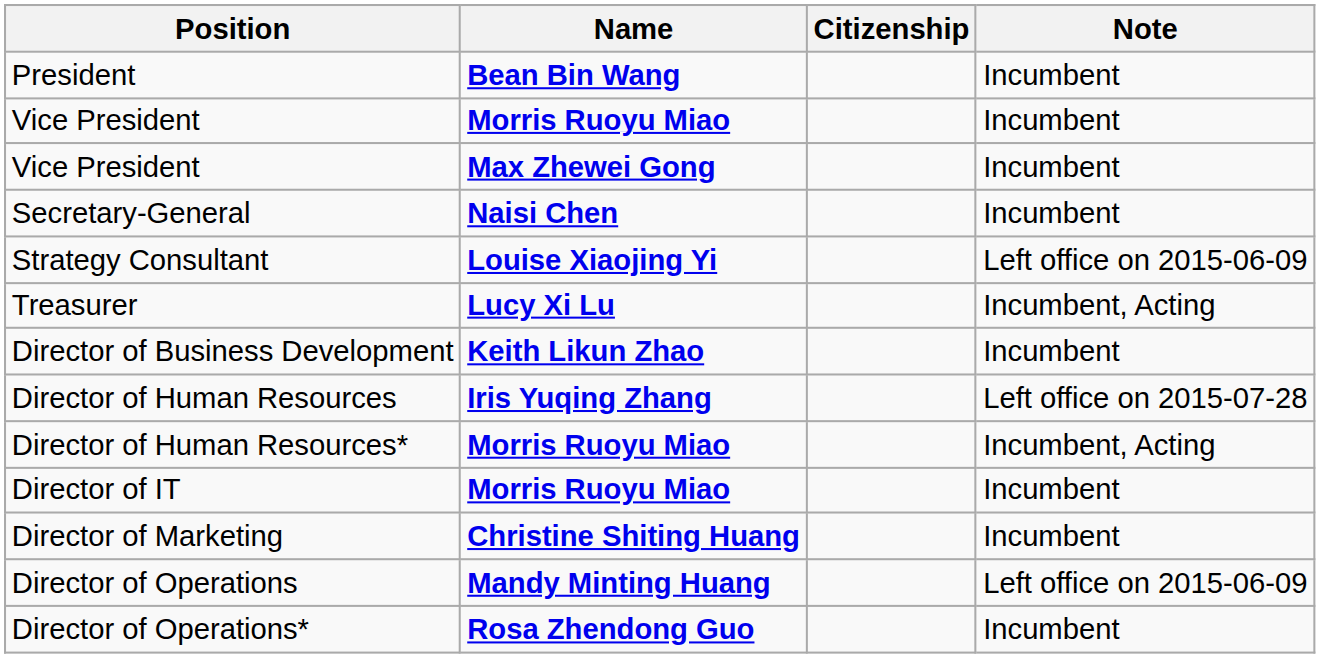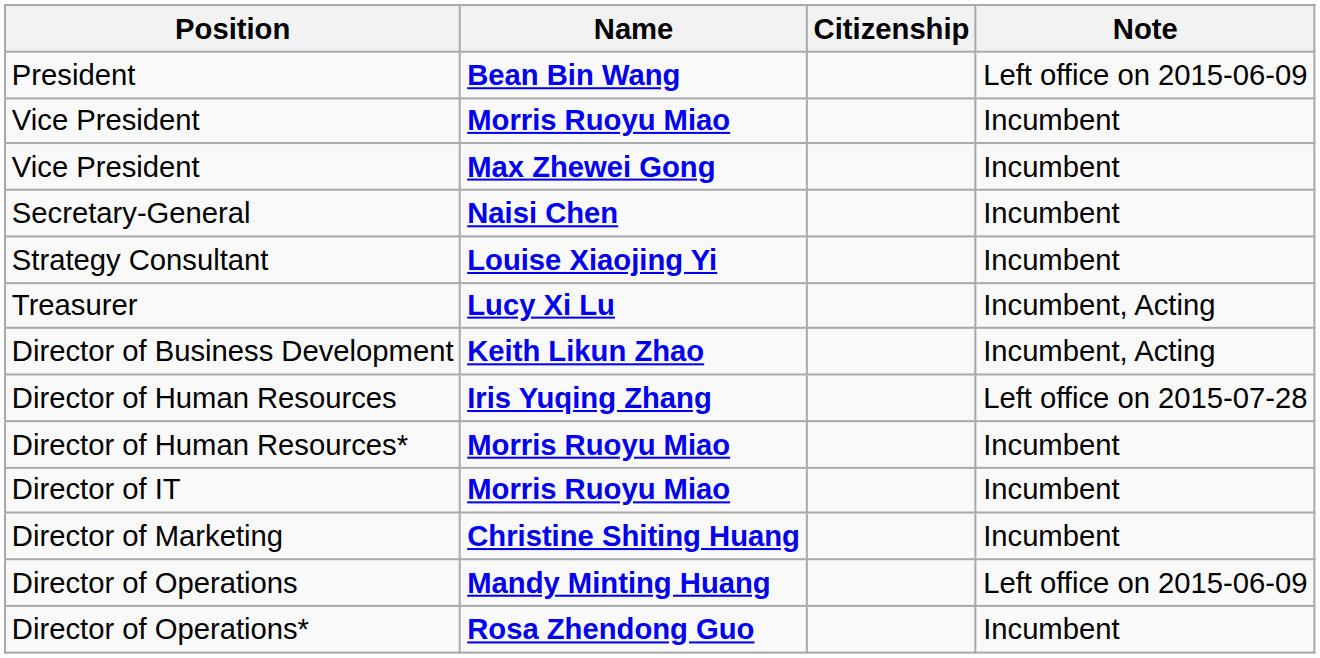(1051, 75) Incumbent -> (1145, 75) Left office on 2015-06-09
(1145, 259) Left office on 2015-06-09 -> (1051, 259) Incumbent
(1051, 352) Incumbent -> (1099, 352) Incumbent, Acting
(1099, 444) Incumbent, Acting -> (1051, 444) Incumbent
